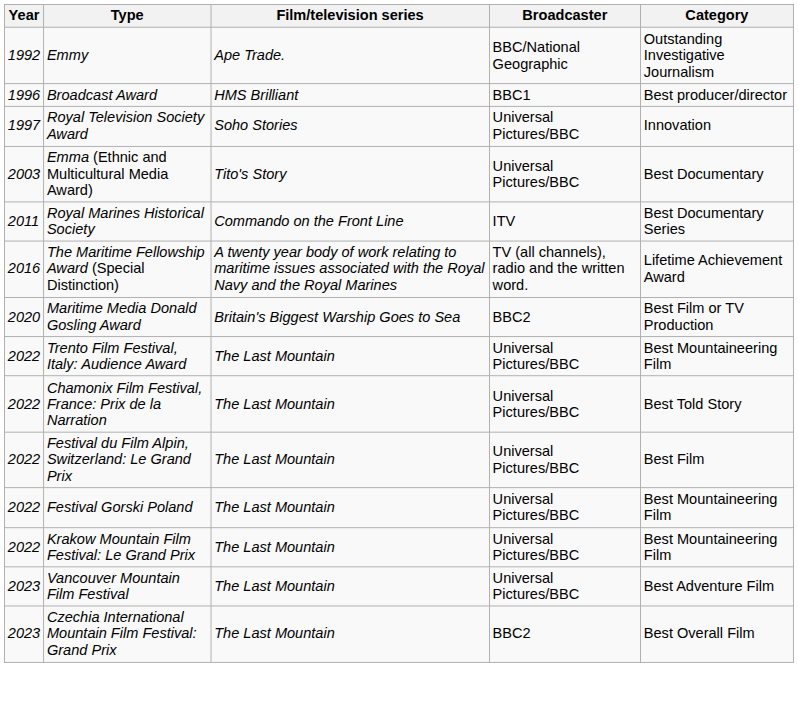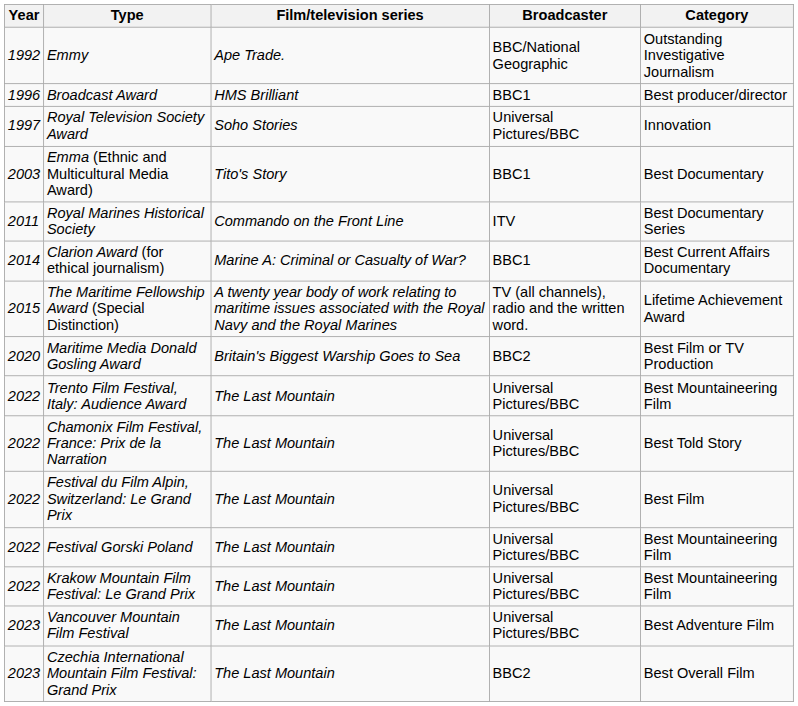(536, 173) Universal Pictures/BBC -> (512, 173) BBC1
+ row: (106, 261)
(24, 269) 2016 -> (24, 308) 2015
